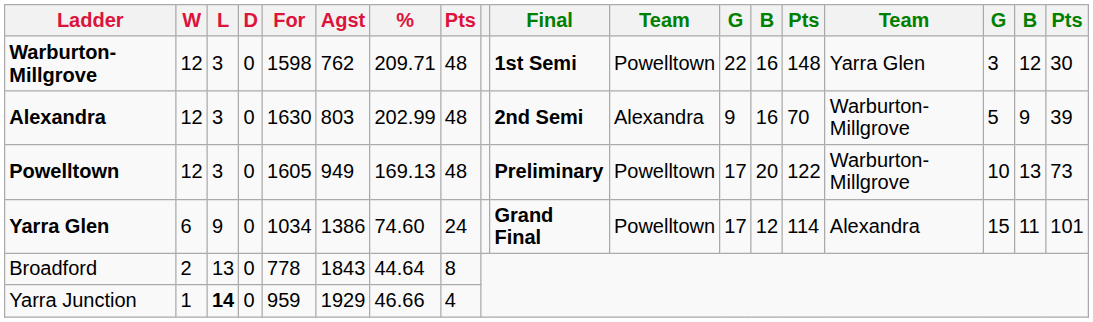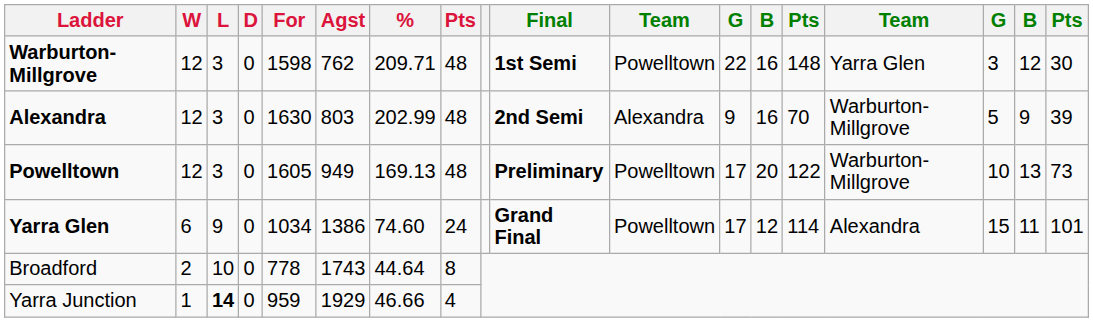(223, 268) 13 -> (223, 268) 10
(343, 268) 1843 -> (343, 268) 1743
